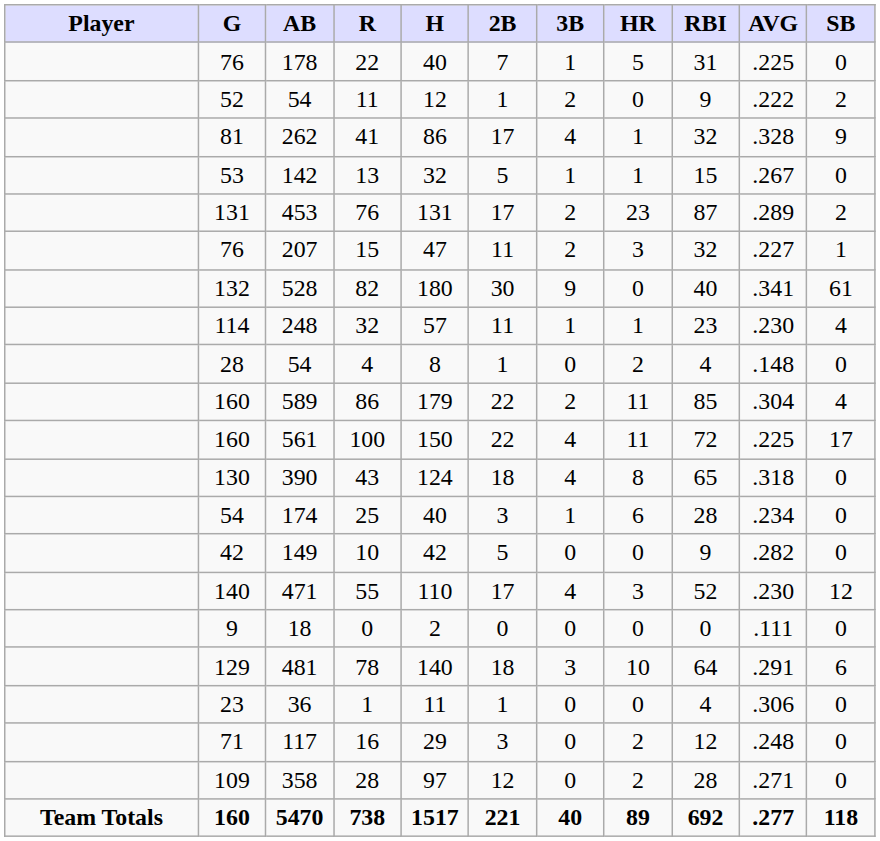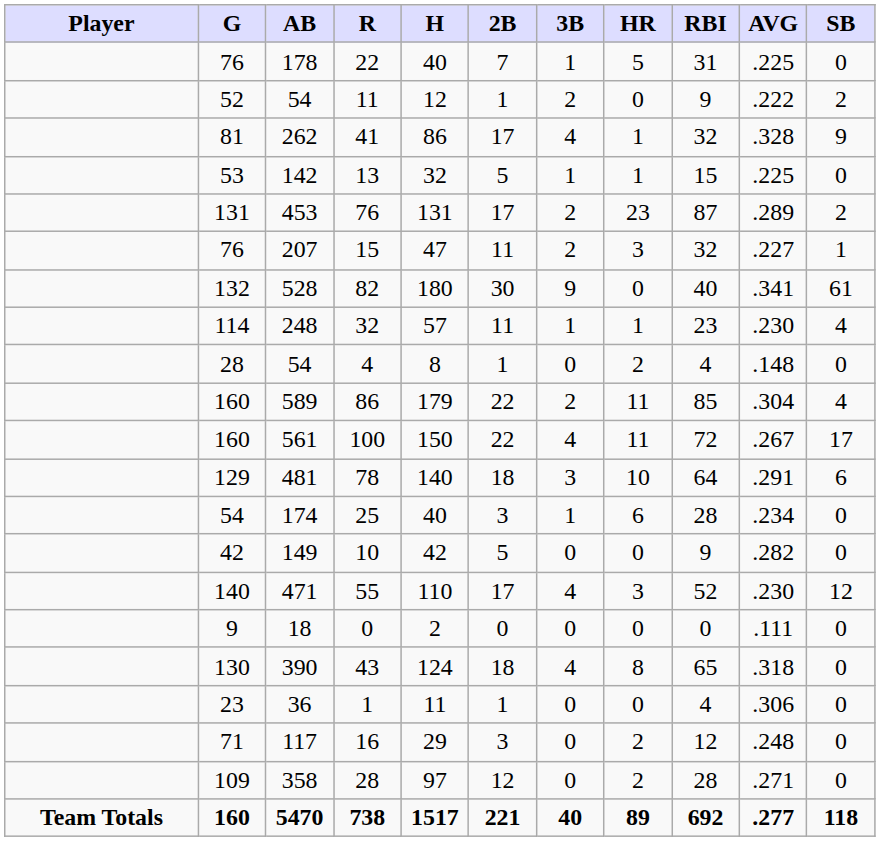(773, 174) .267 -> (773, 174) .225
(773, 439) .225 -> (773, 439) .267
rows swapped: (367, 477) <-> (367, 666)
